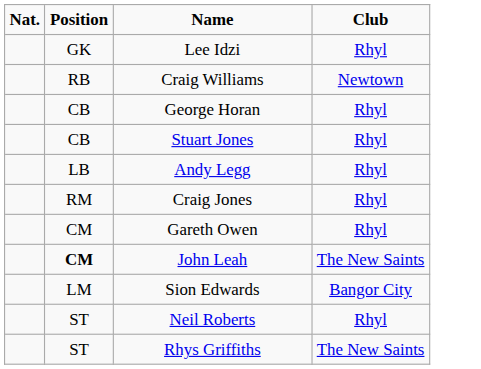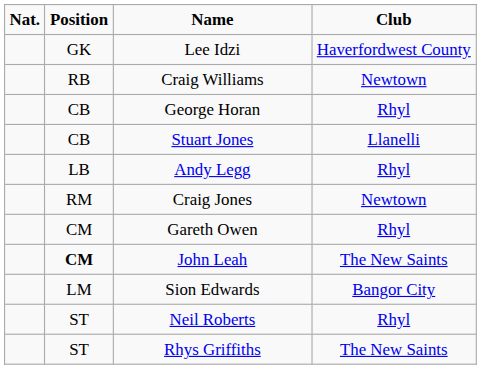(371, 49) Rhyl -> (394, 49) Haverfordwest County
(371, 139) Rhyl -> (394, 139) Llanelli
(371, 199) Rhyl -> (394, 199) Newtown
